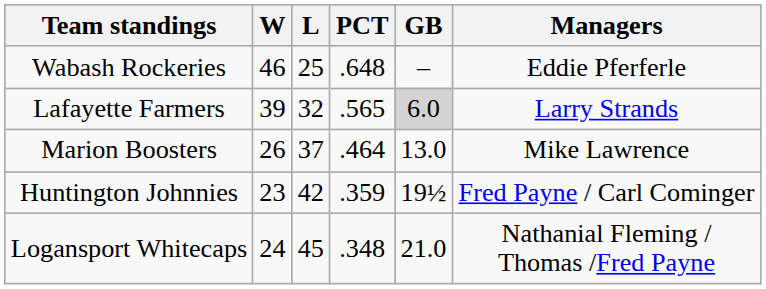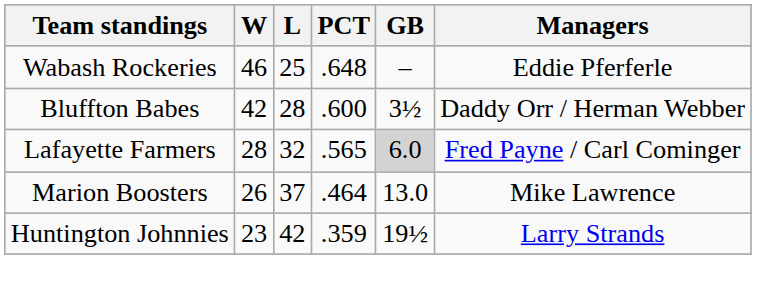+ row: (120, 108)
(272, 108) 39 -> (254, 150) 28
(606, 108) Larry Strands -> (593, 150) Fred Payne / Carl Cominger
(607, 191) Fred Payne / Carl Cominger -> (593, 233) Larry Strands
- row: (129, 248)
